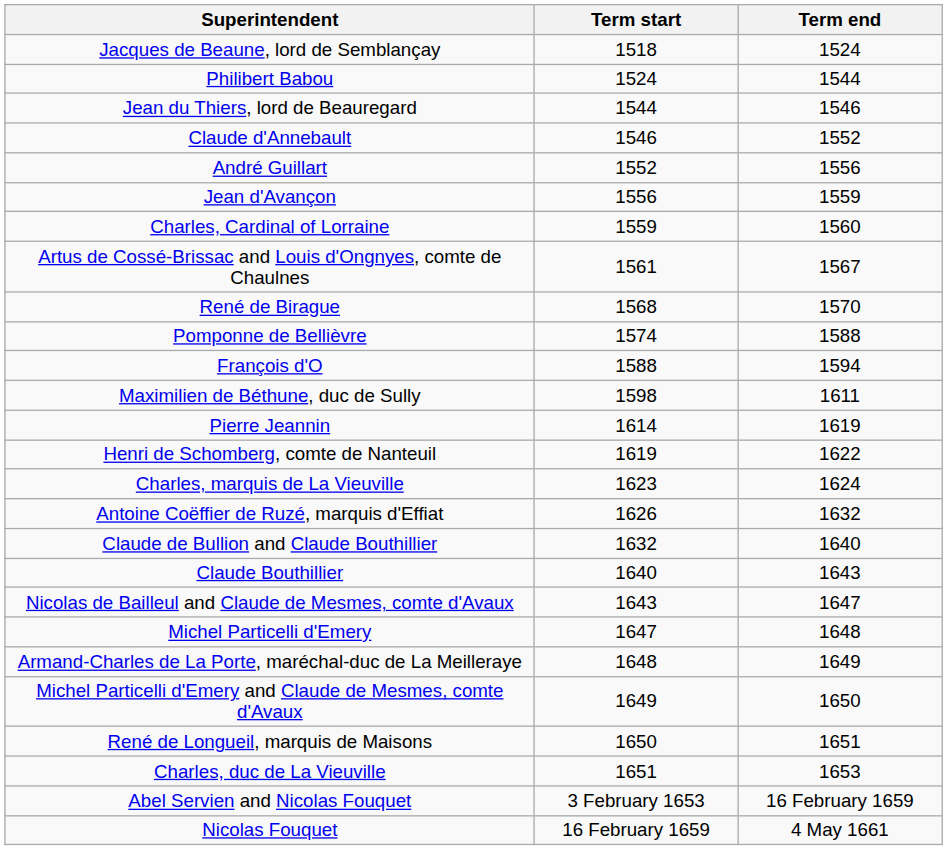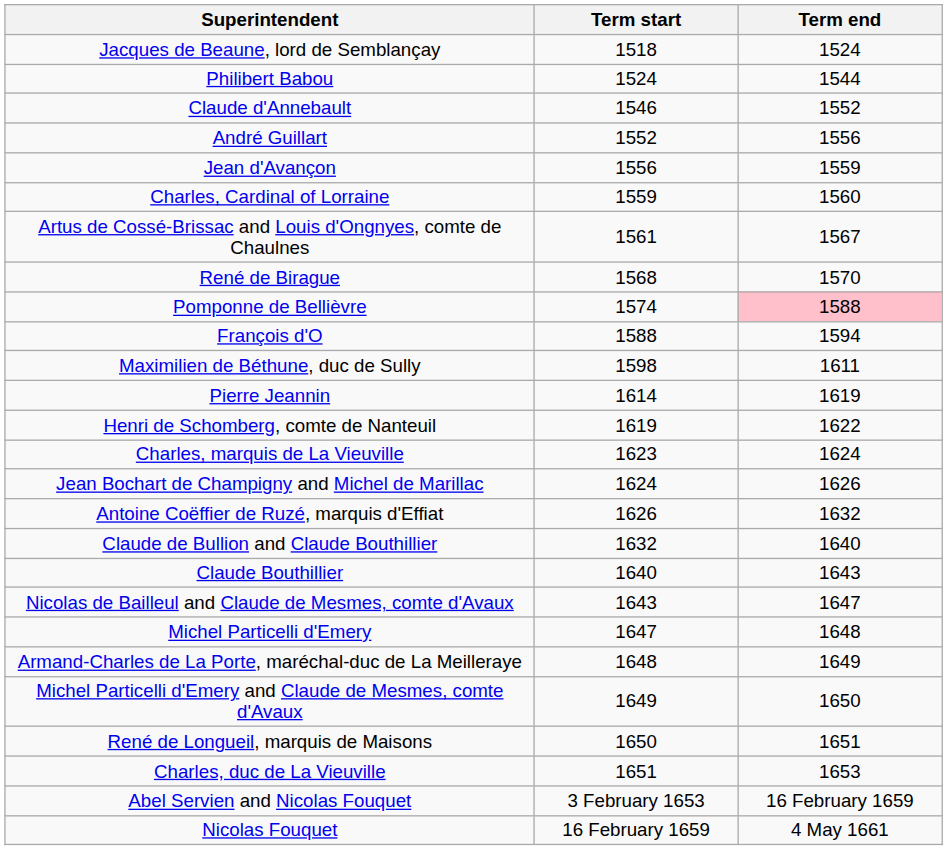- row: (270, 109)
(840, 336) no background -> (840, 307) pink background
+ row: (270, 484)
